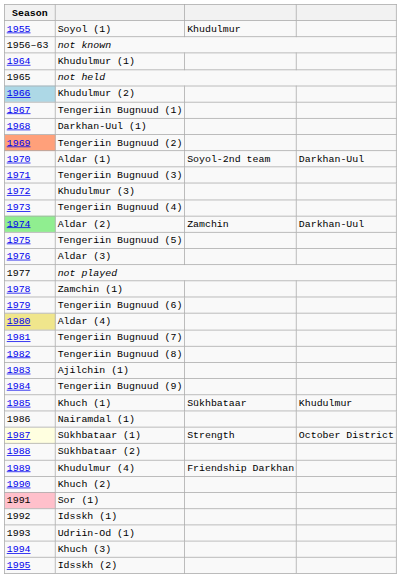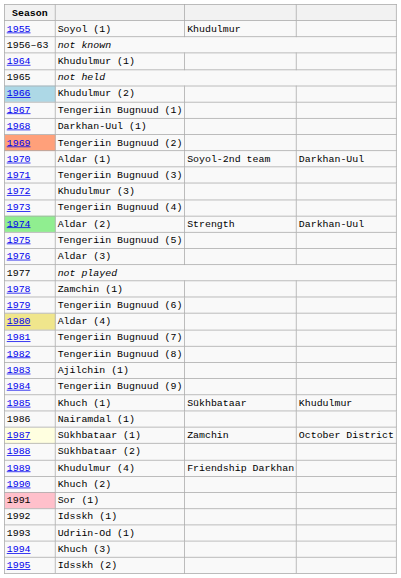(208, 224) Zamchin -> (211, 224) Strength
(211, 435) Strength -> (208, 435) Zamchin
